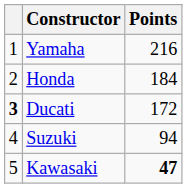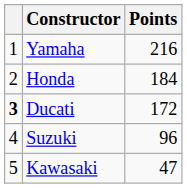(168, 138) 94 -> (168, 138) 96
(168, 168) bold -> (168, 168) normal
